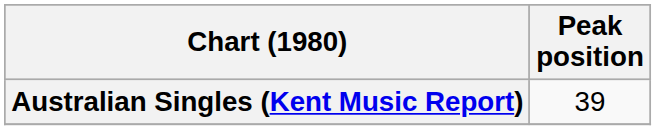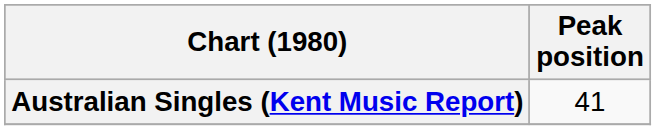(590, 101) 39 -> (590, 101) 41
